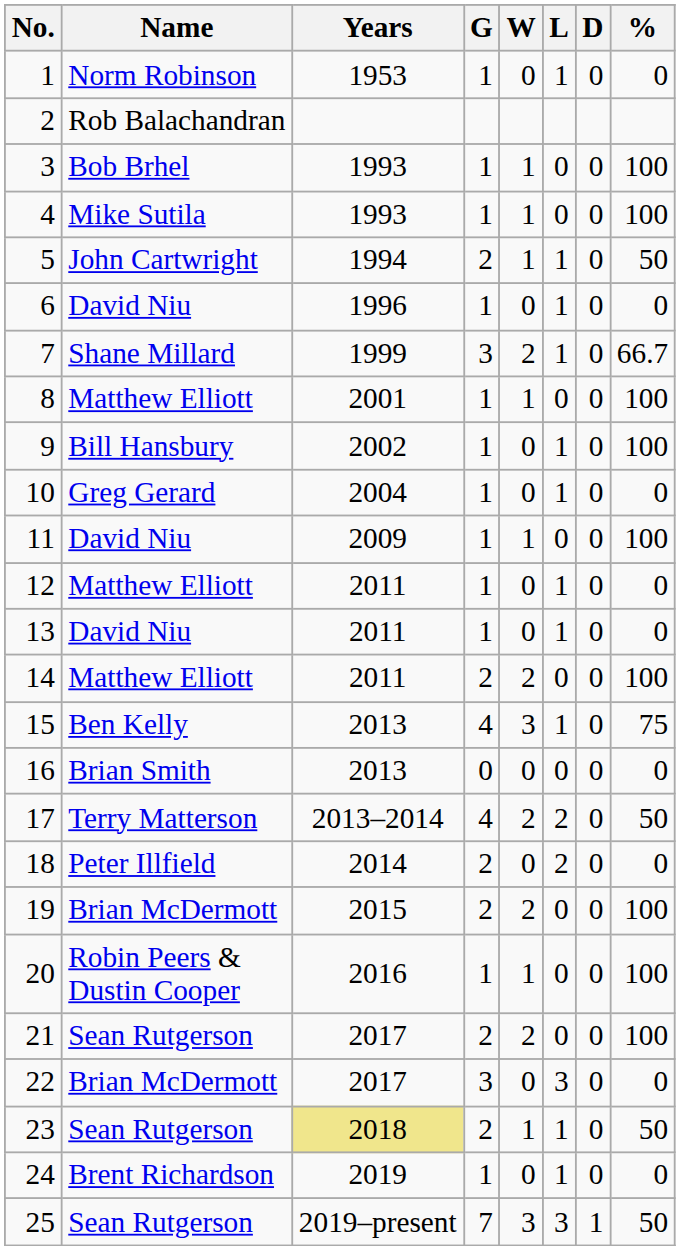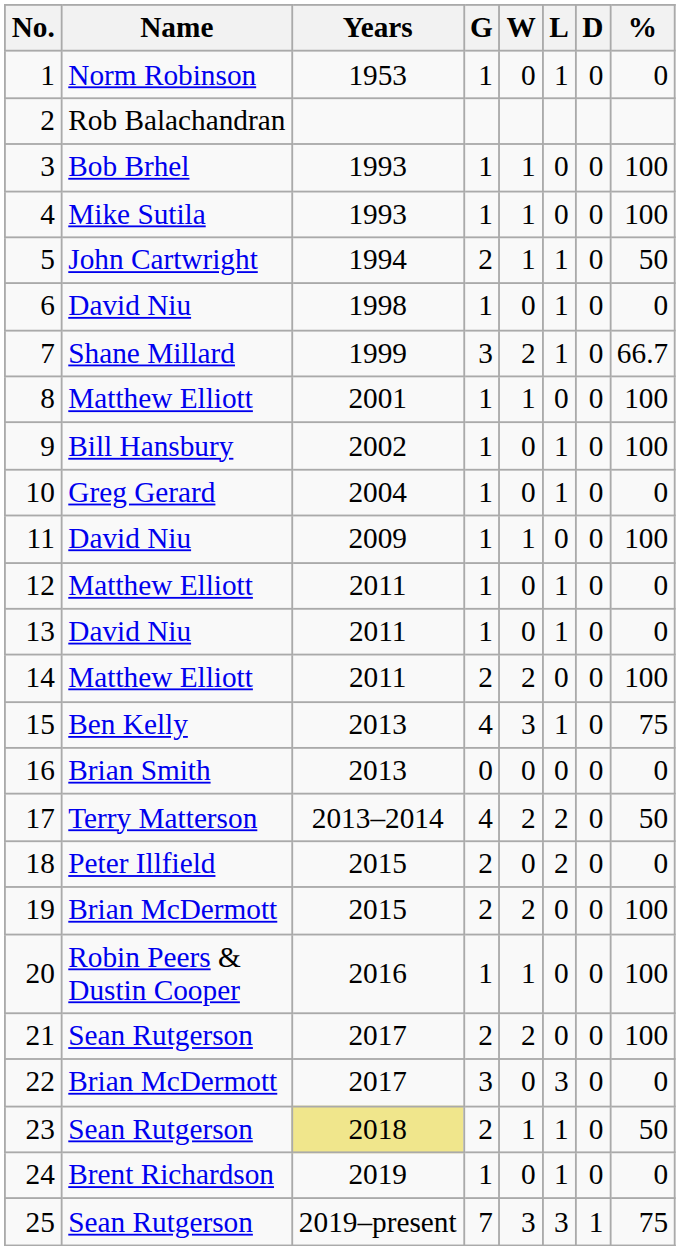(378, 306) 1996 -> (378, 306) 1998
(378, 863) 2014 -> (378, 863) 2015
(653, 1221) 50 -> (653, 1221) 75
